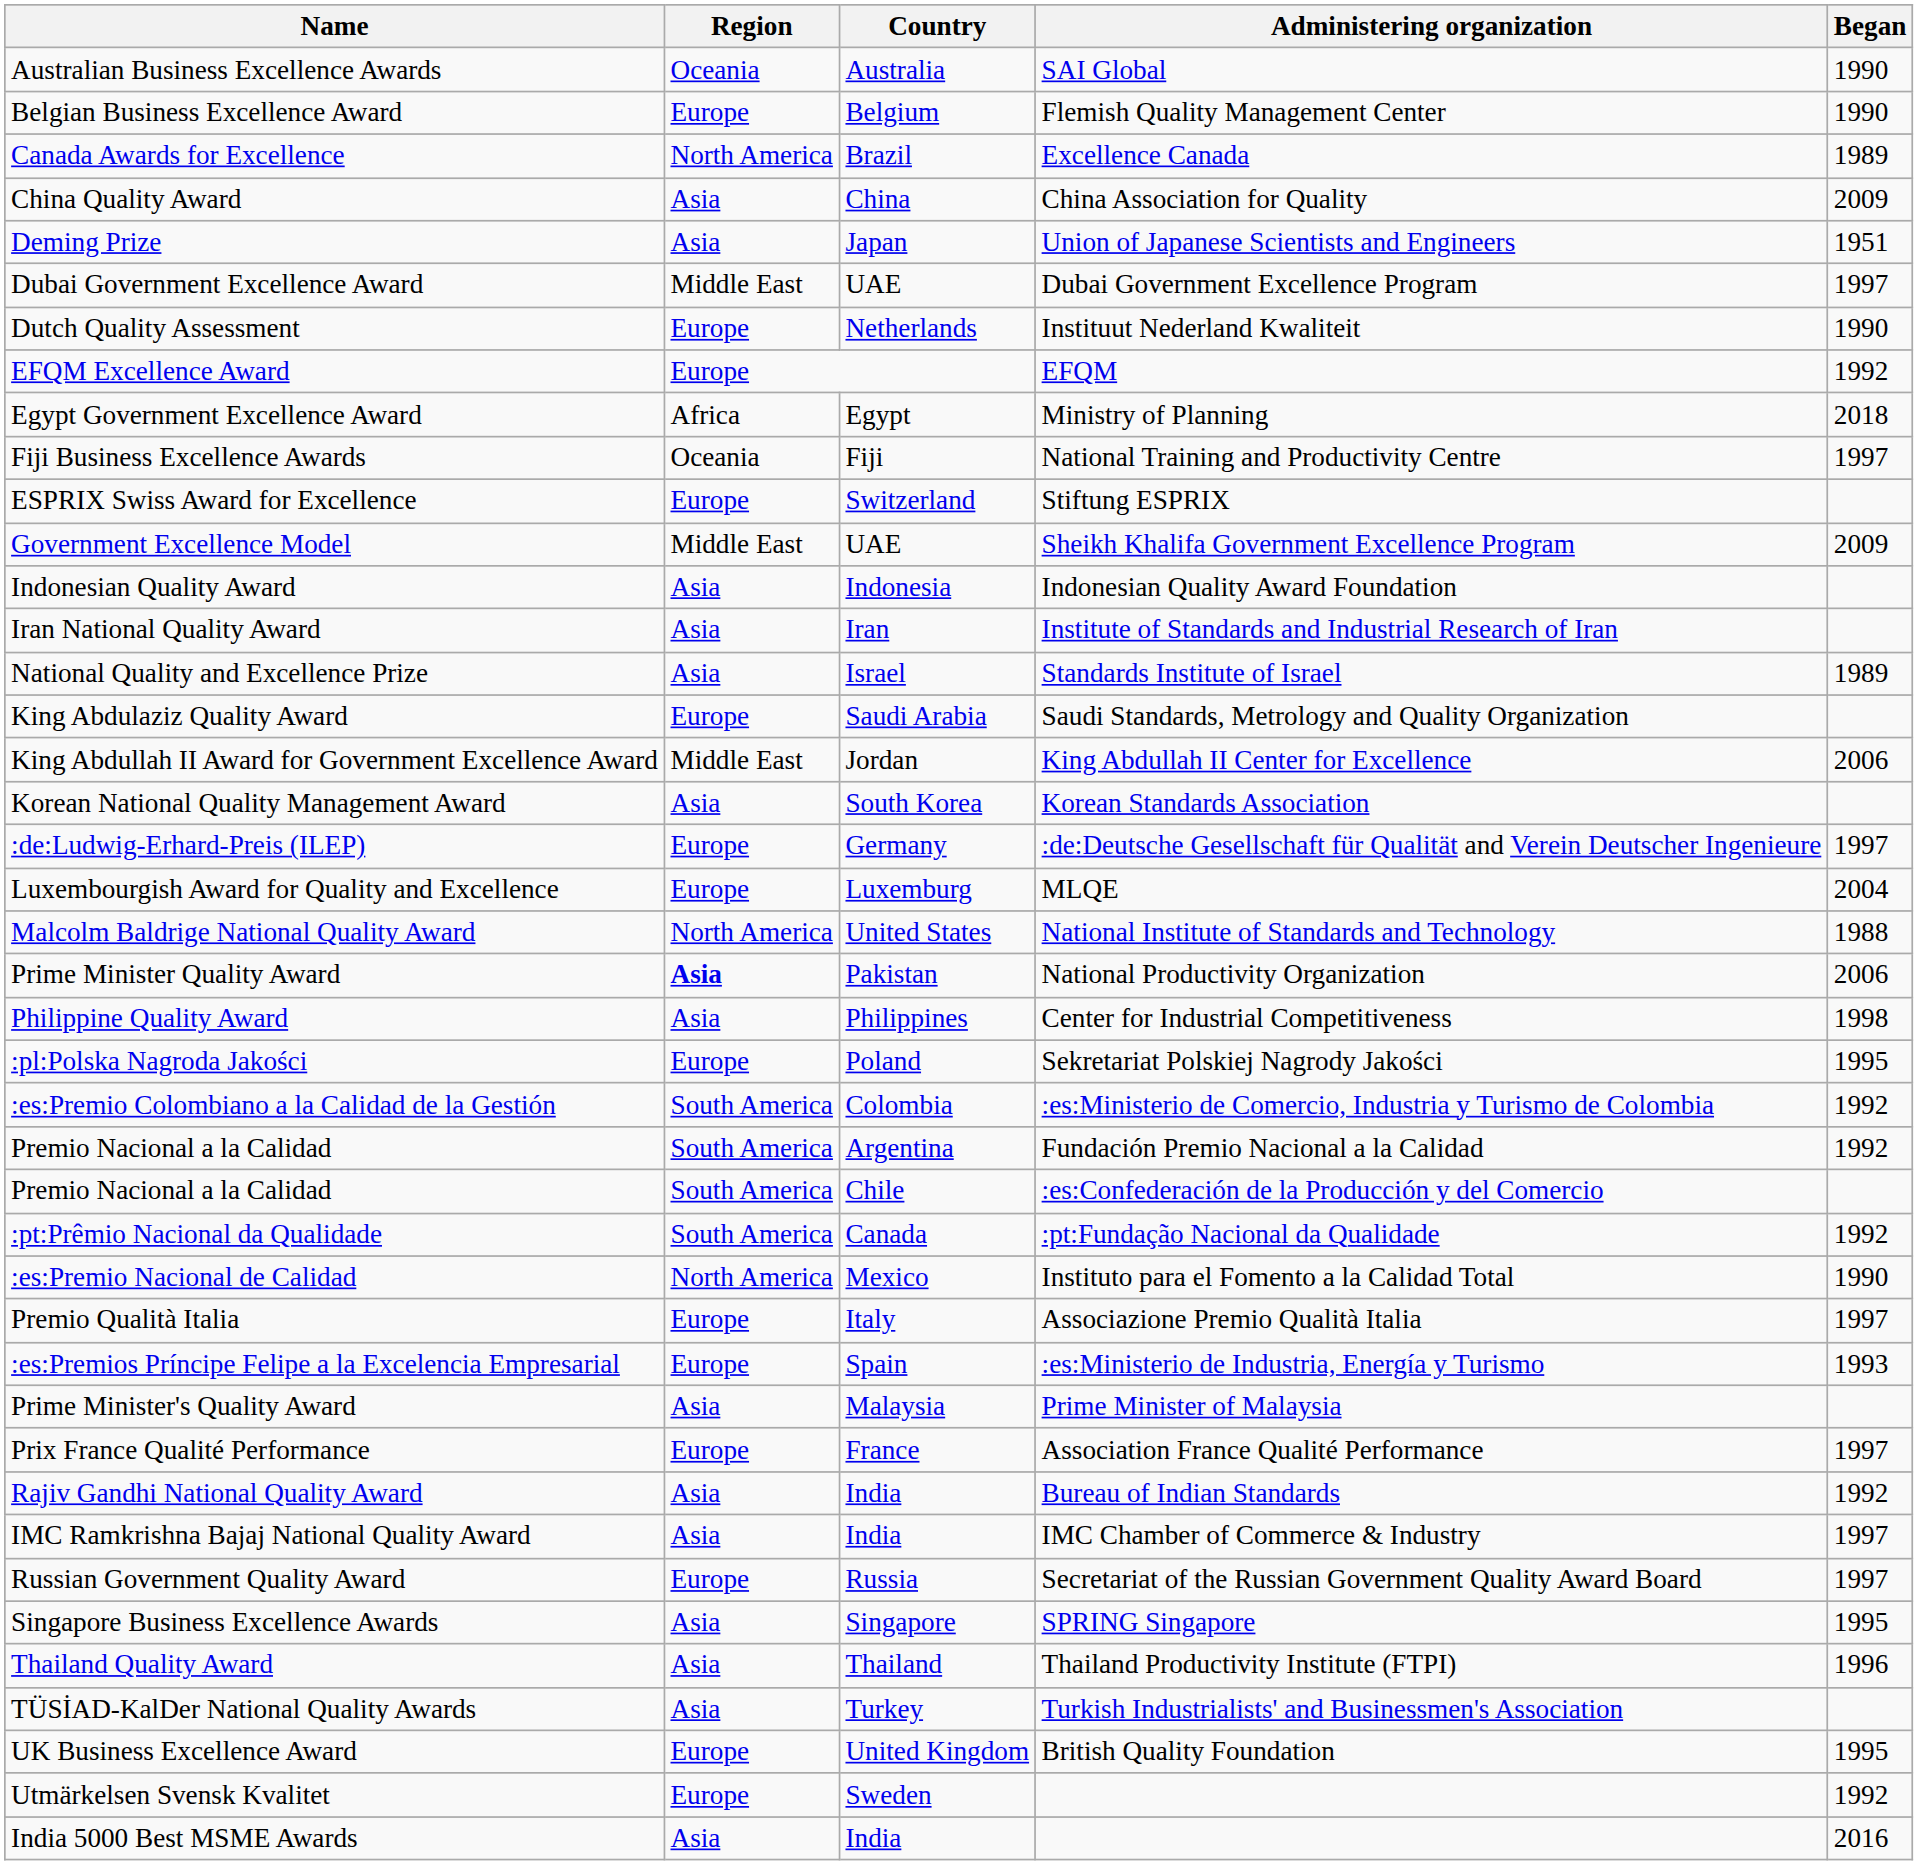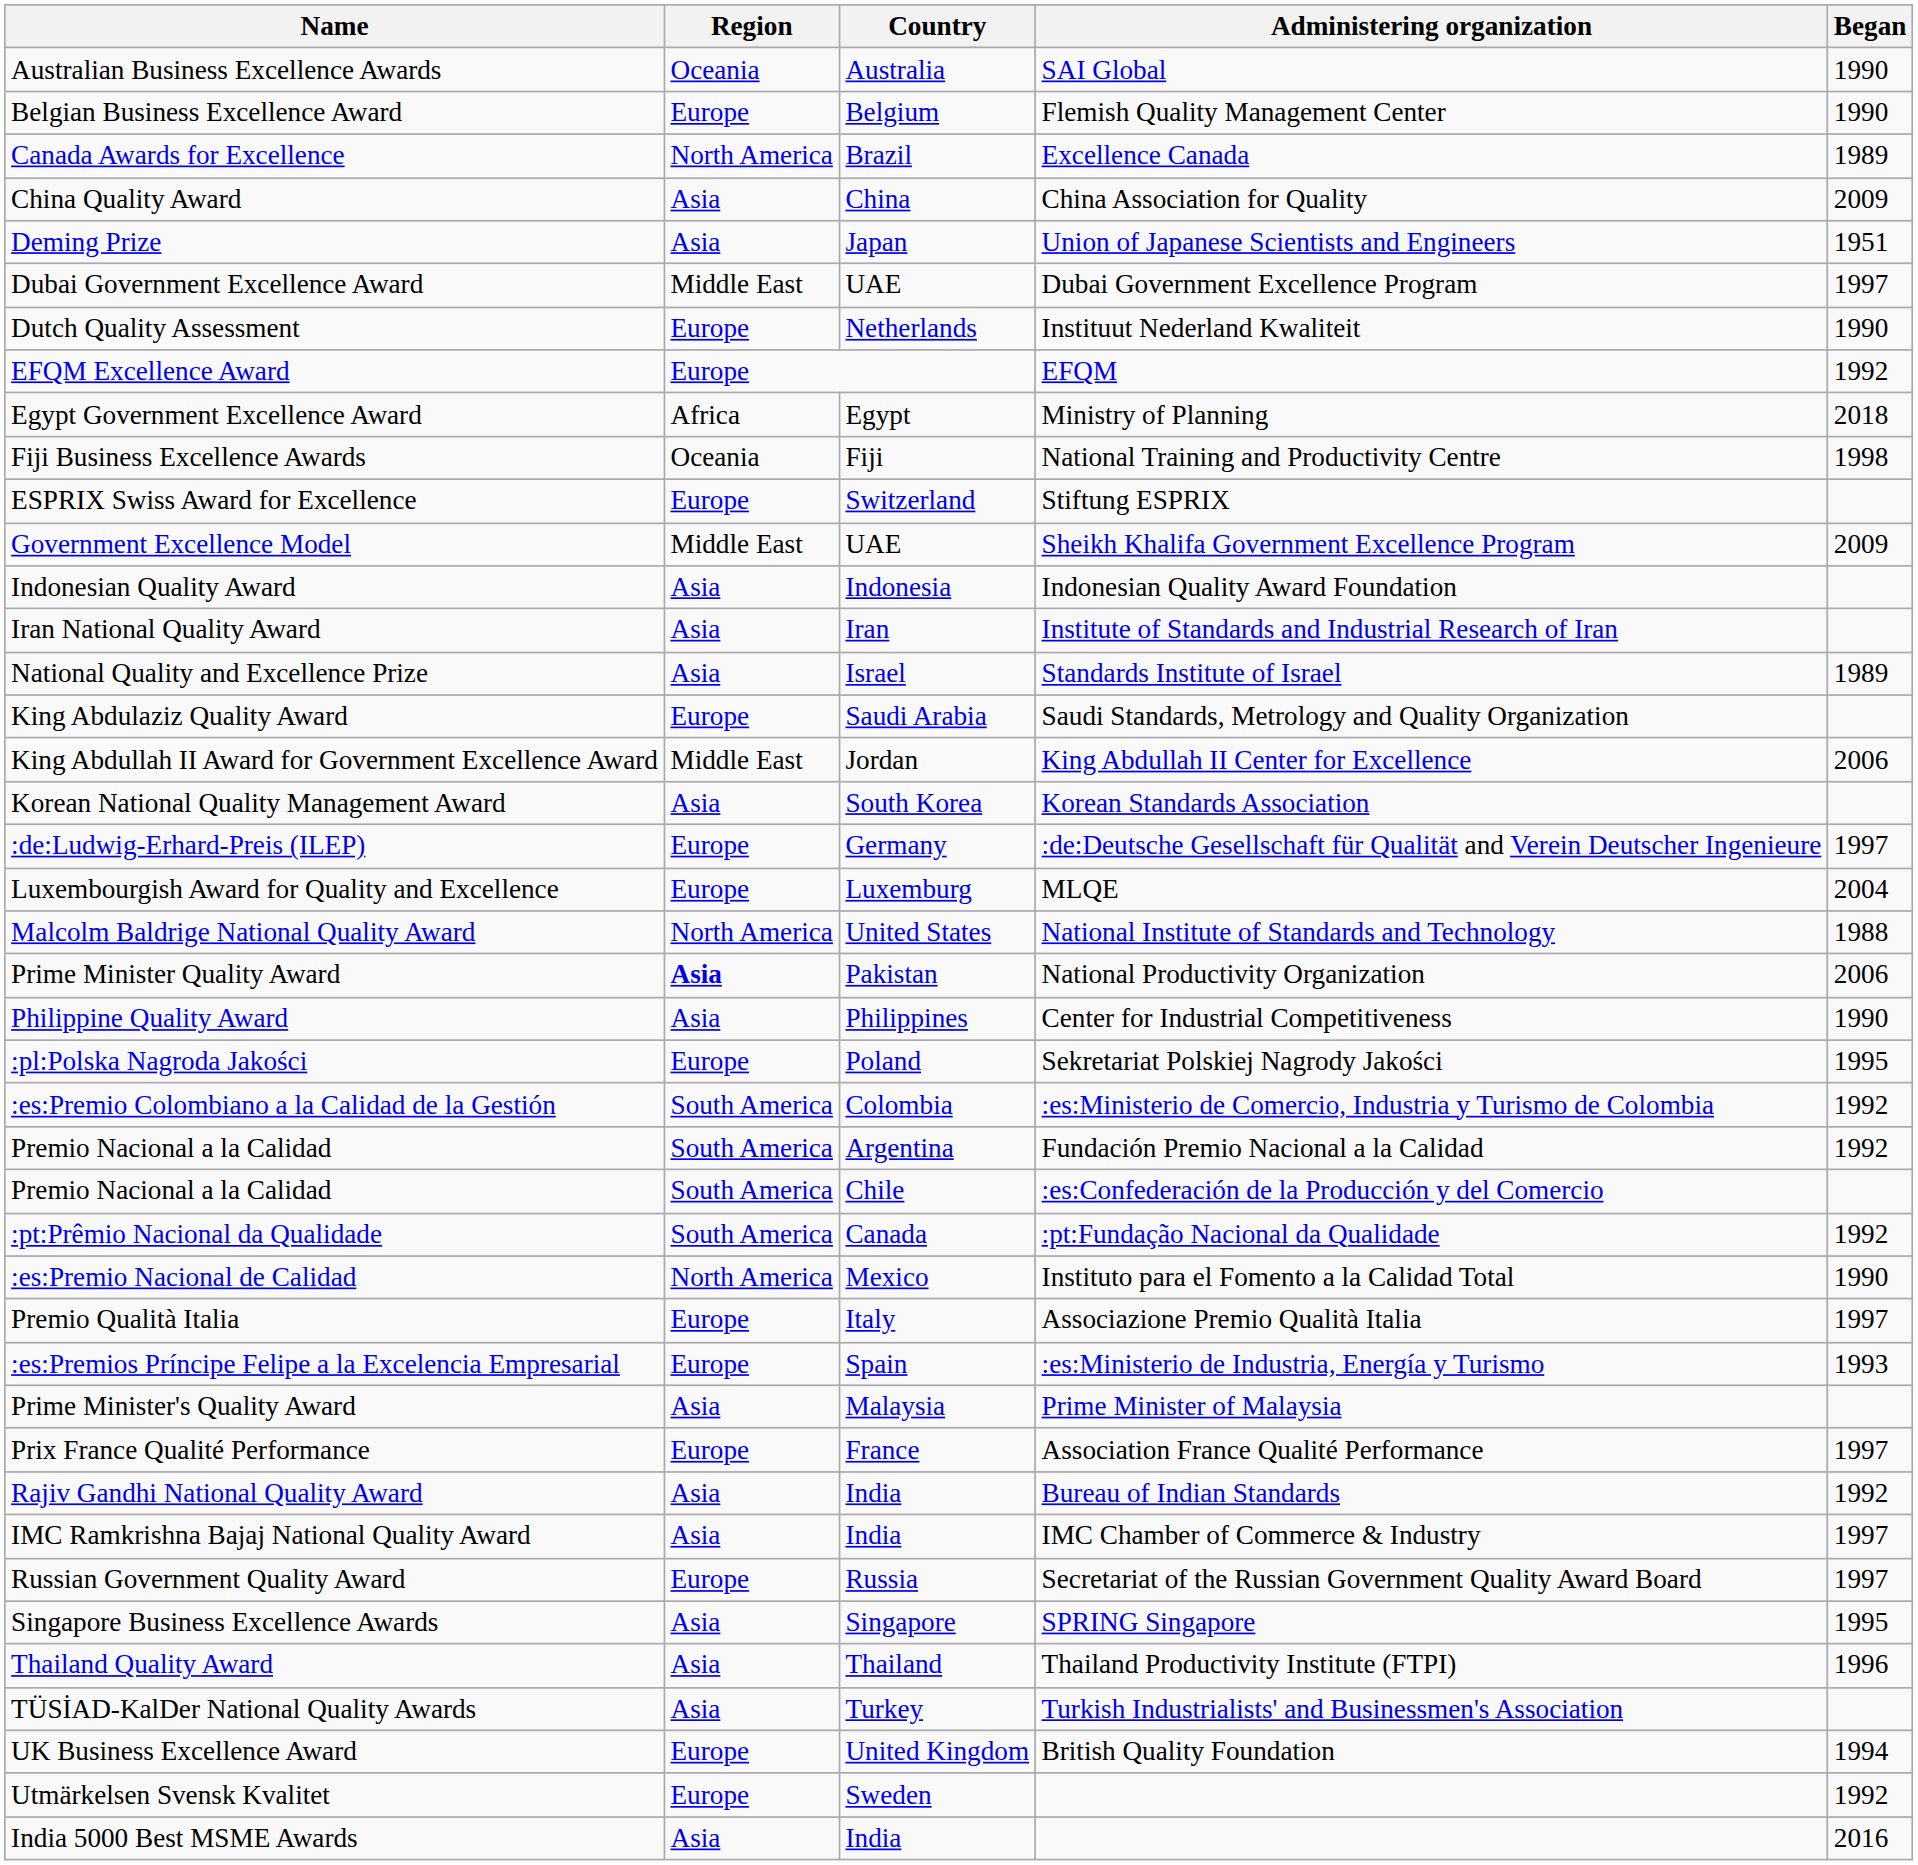(1861, 457) 1997 -> (1861, 457) 1998
(1861, 1018) 1998 -> (1861, 1018) 1990
(1861, 1751) 1995 -> (1861, 1751) 1994
